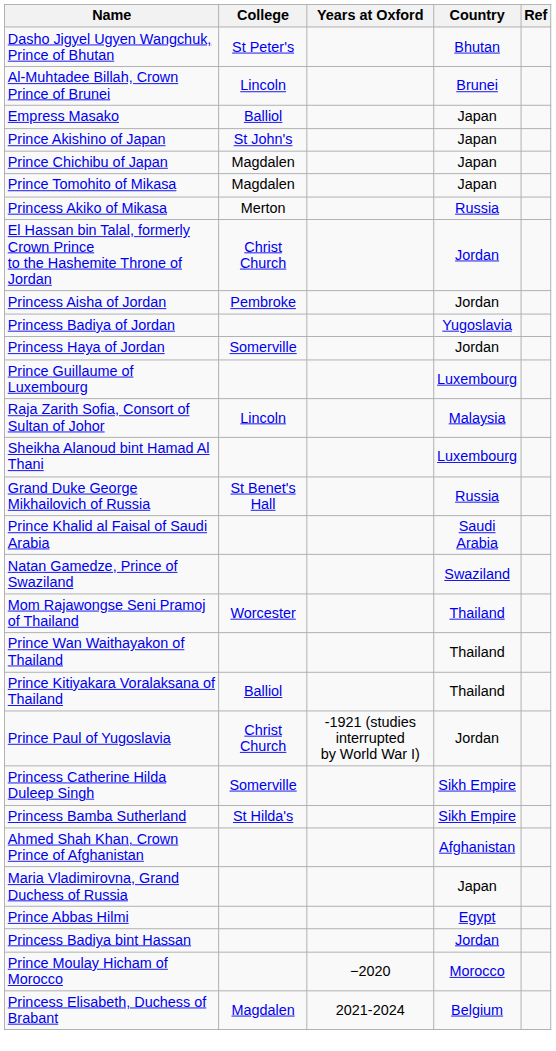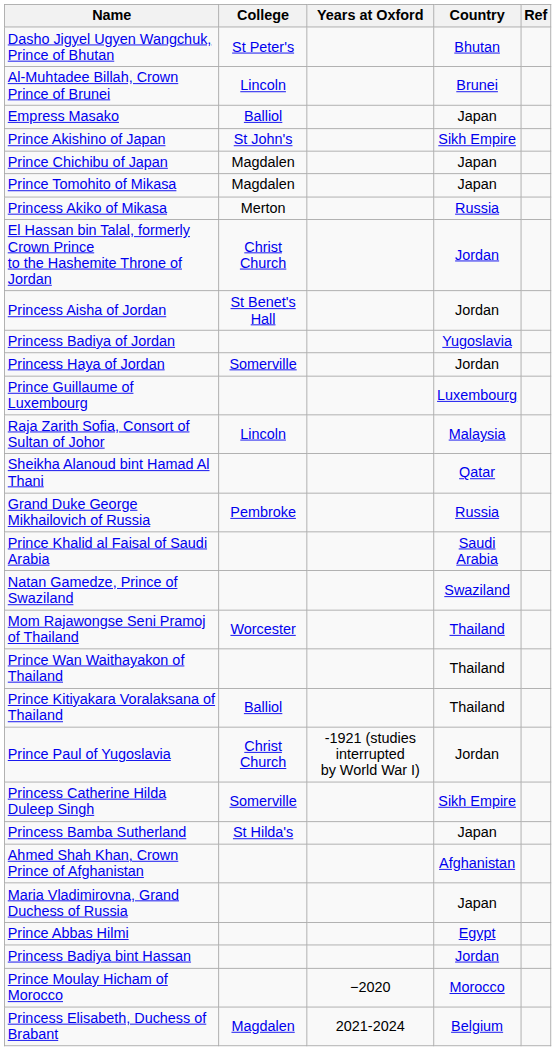(477, 139) Japan -> (477, 139) Sikh Empire
(263, 302) Pembroke -> (263, 310) St Benet's Hall
(477, 457) Luxembourg -> (477, 473) Qatar
(263, 496) St Benet's Hall -> (263, 512) Pembroke
(477, 816) Sikh Empire -> (477, 832) Japan
